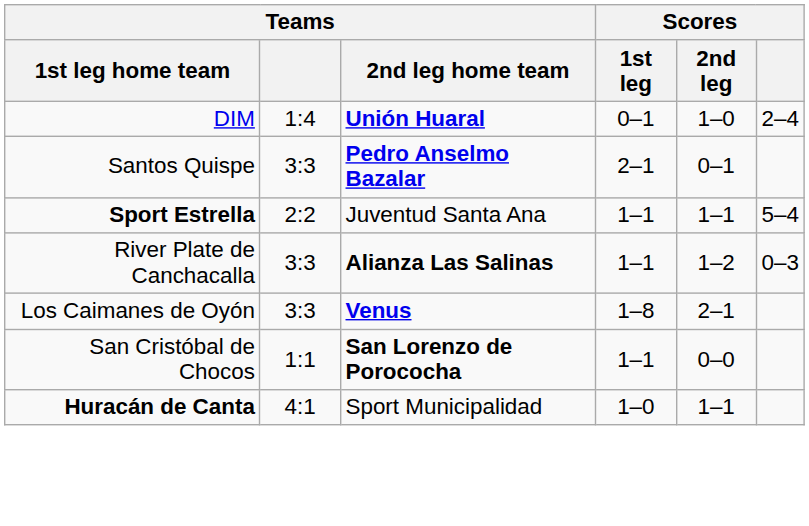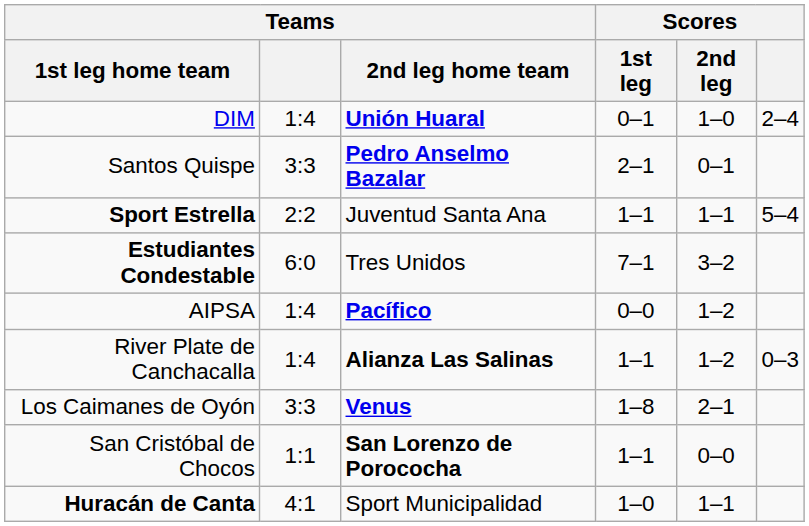+ row: (188, 262)
+ row: (222, 311)
(300, 262) 3:3 -> (300, 359) 1:4
